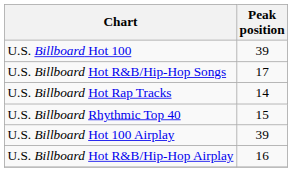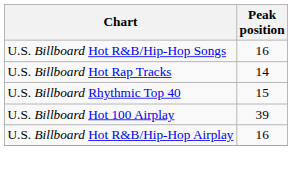- row: (69, 51)
(262, 72) 17 -> (262, 51) 16
